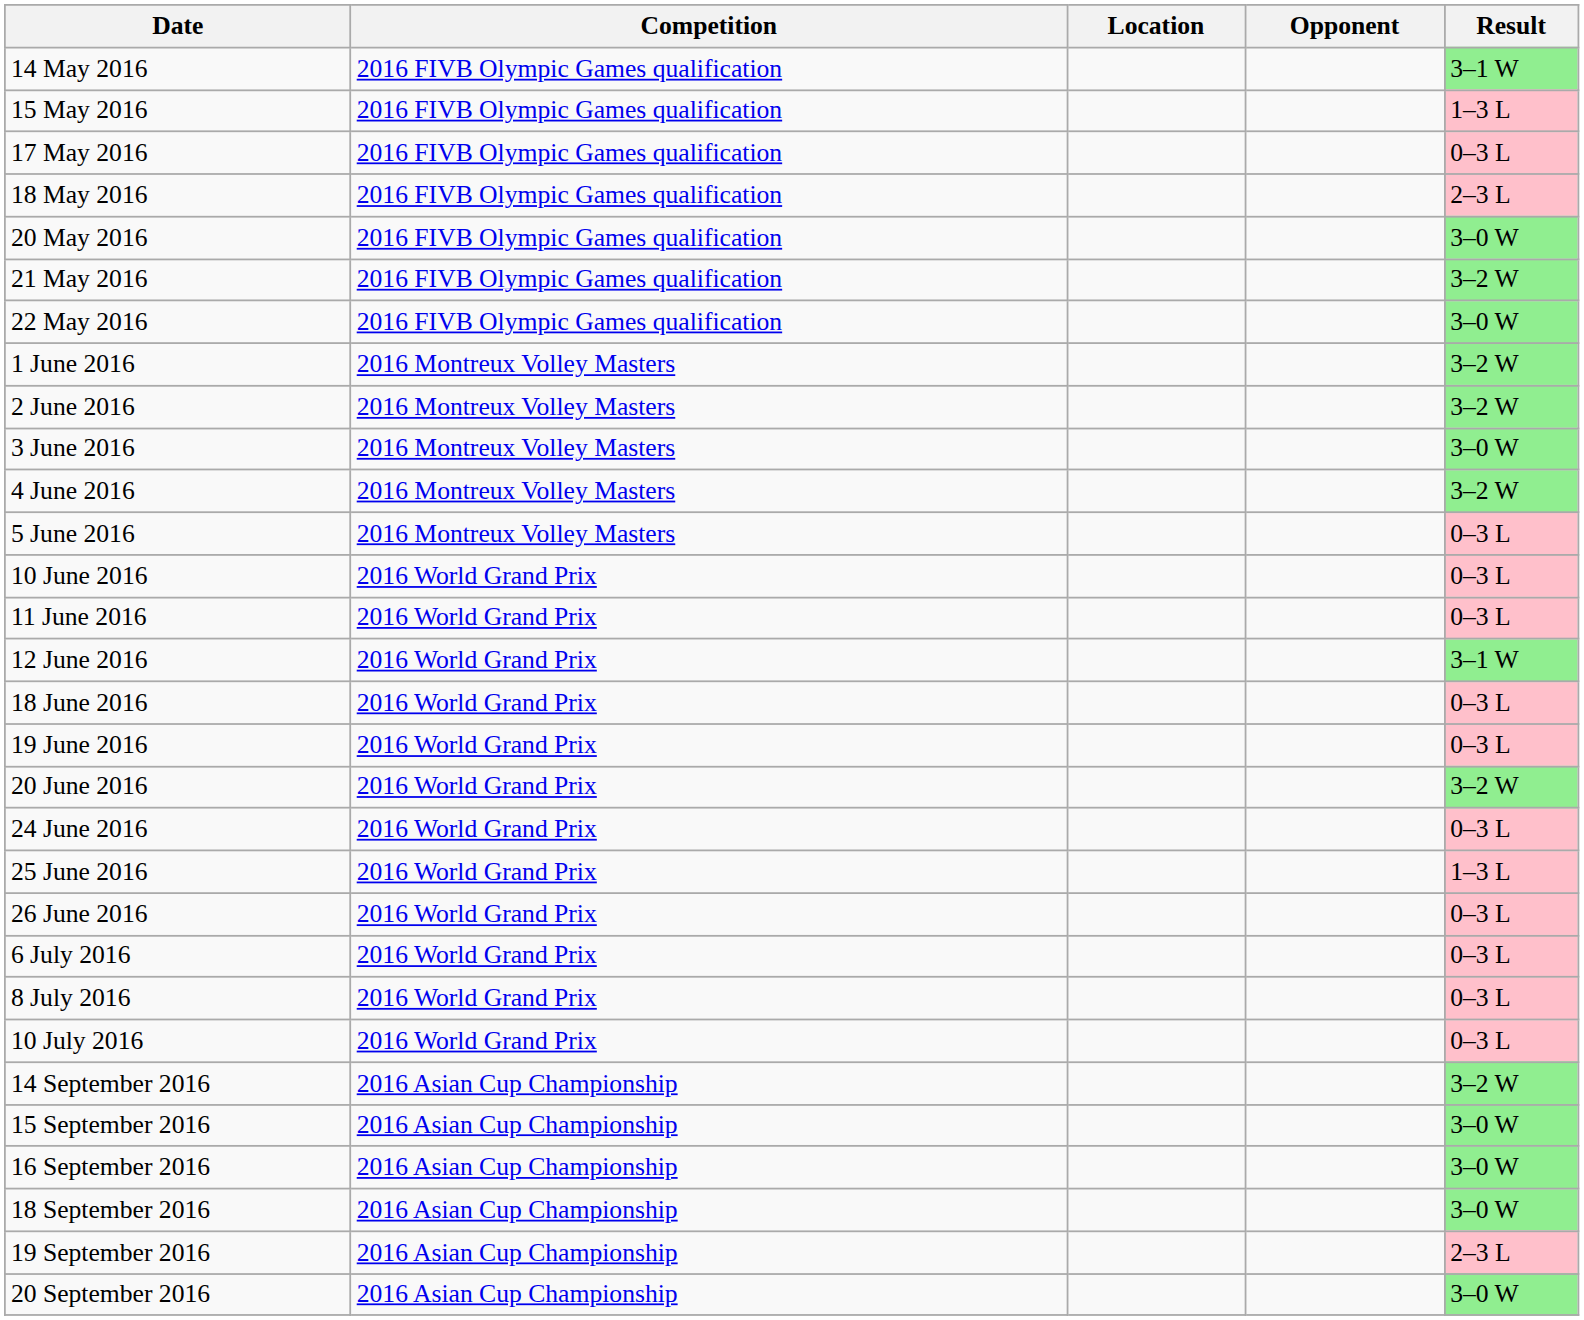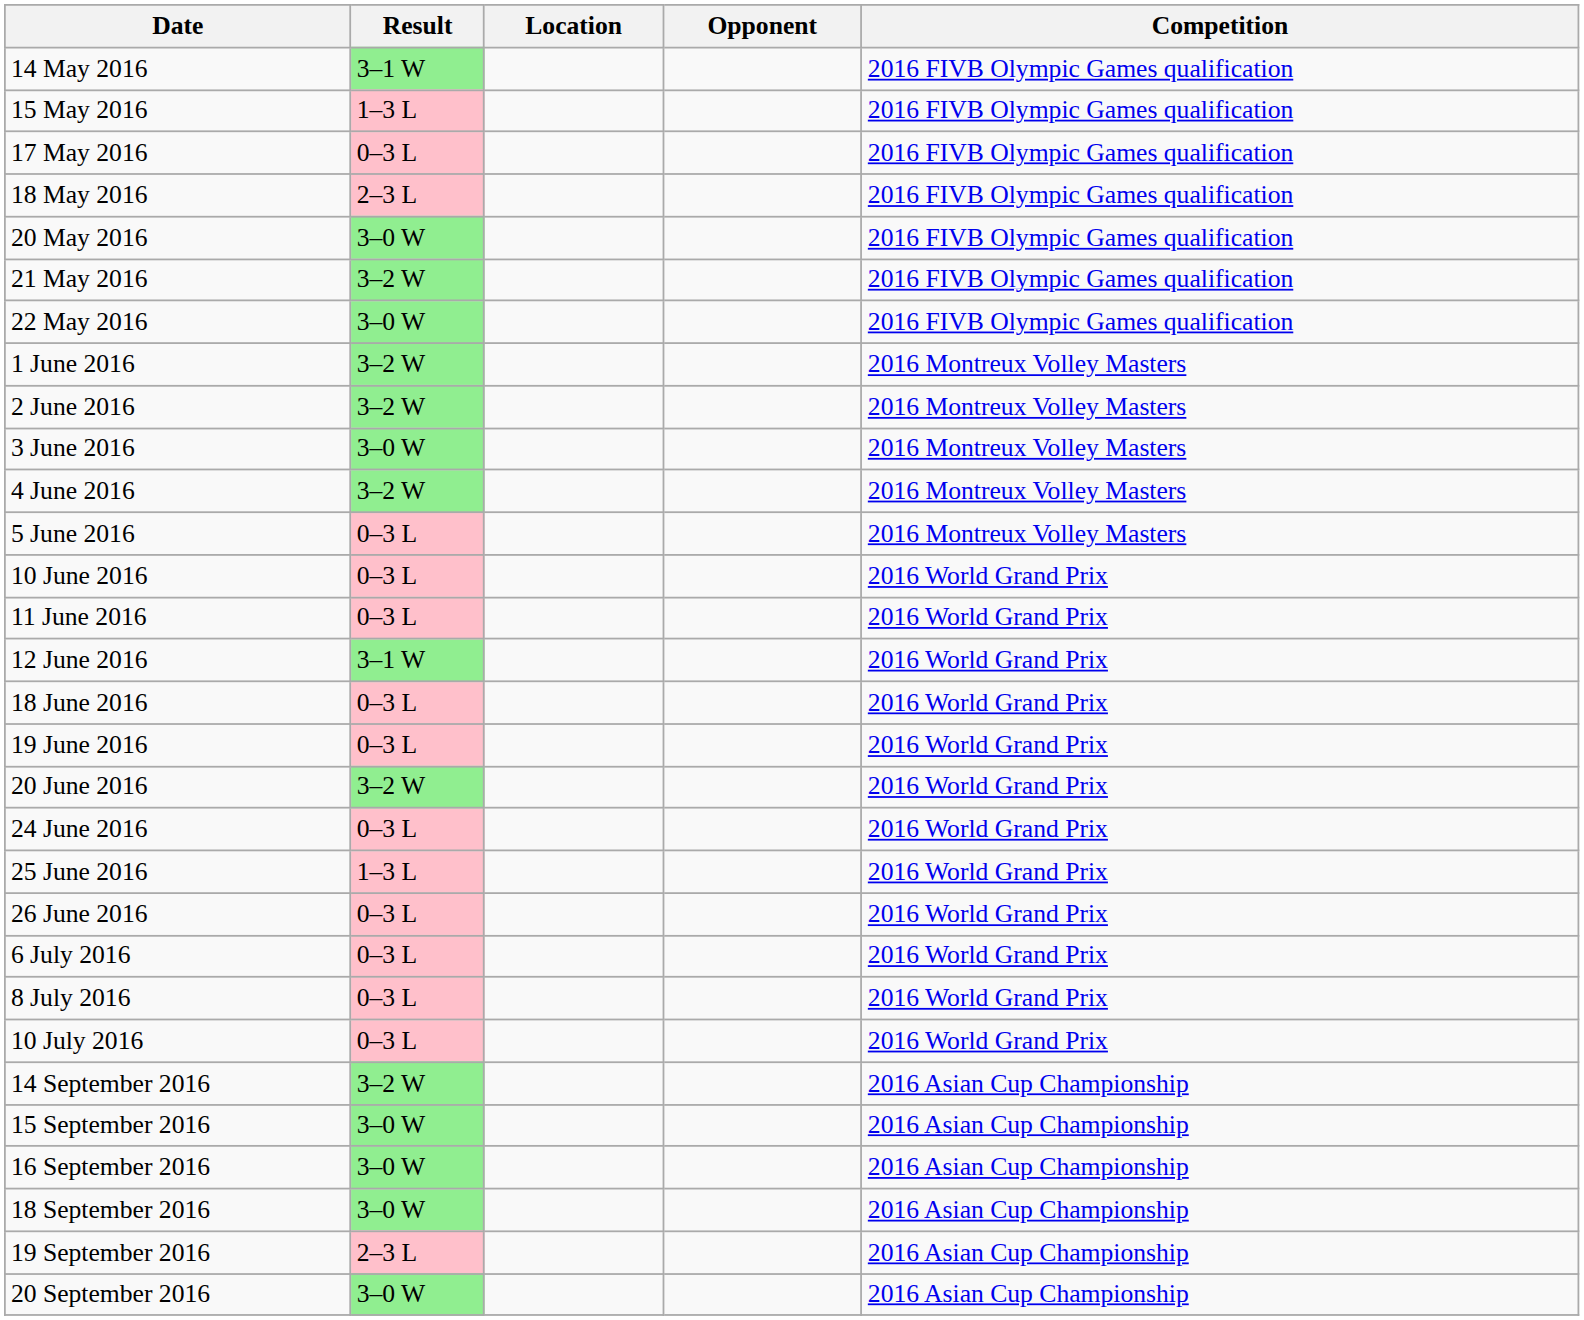columns swapped: (709, 26) <-> (1511, 26)
